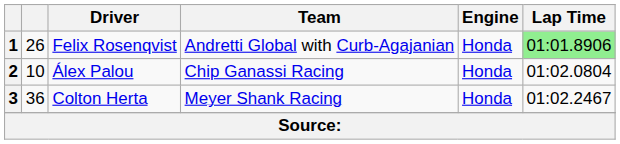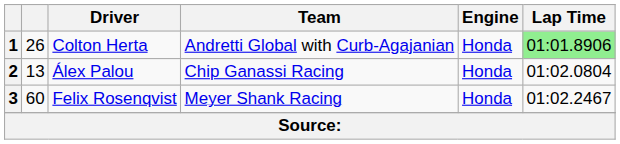(115, 44) Felix Rosenqvist -> (100, 44) Colton Herta
(35, 71) 10 -> (35, 71) 13
(35, 98) 36 -> (35, 98) 60
(100, 98) Colton Herta -> (115, 98) Felix Rosenqvist
